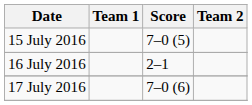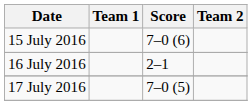(168, 40) 7–0 (5) -> (168, 40) 7–0 (6)
(168, 87) 7–0 (6) -> (168, 87) 7–0 (5)
